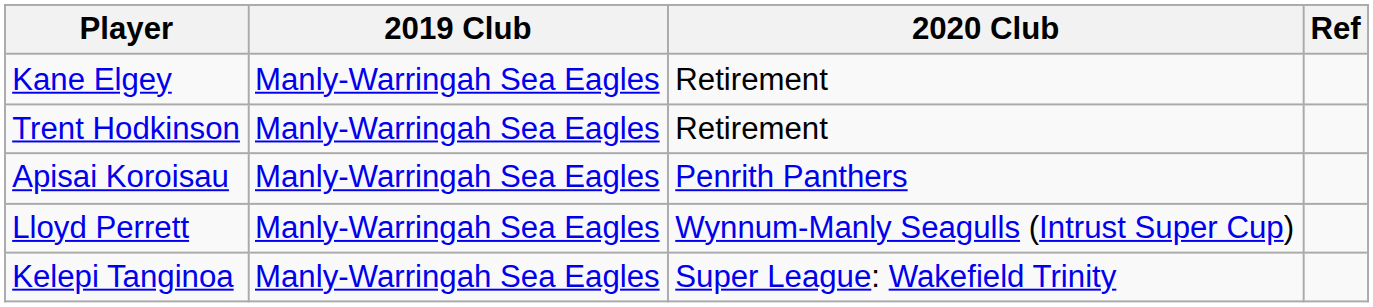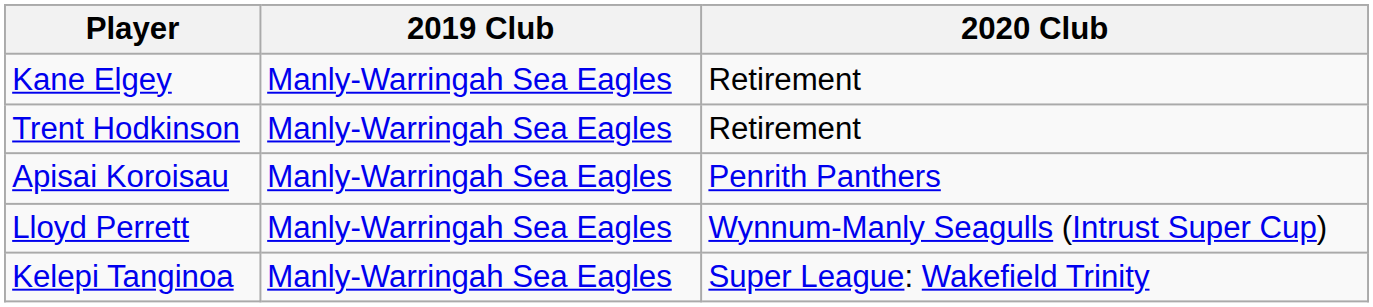- column: (1336, 29)
